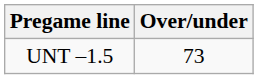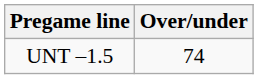(194, 55) 73 -> (194, 55) 74
